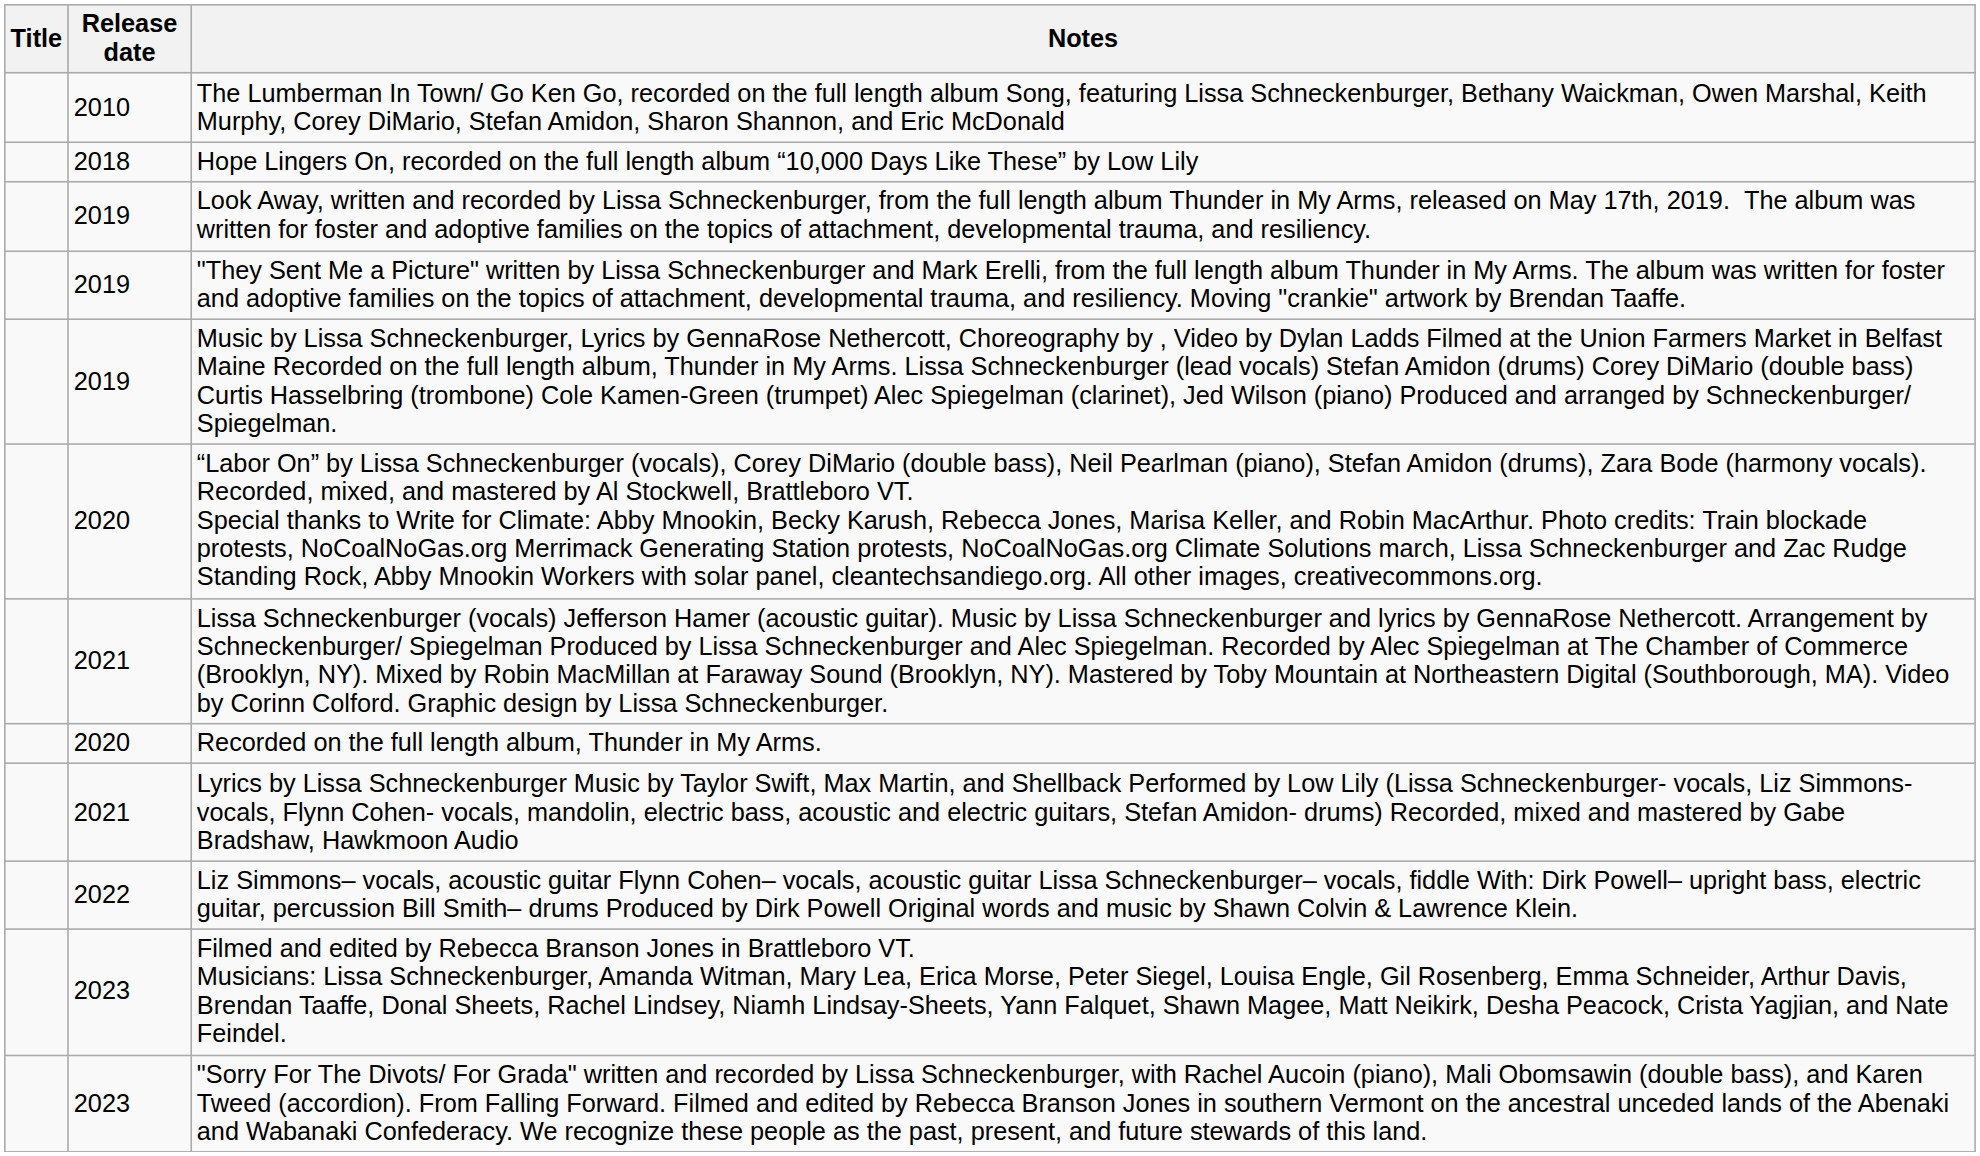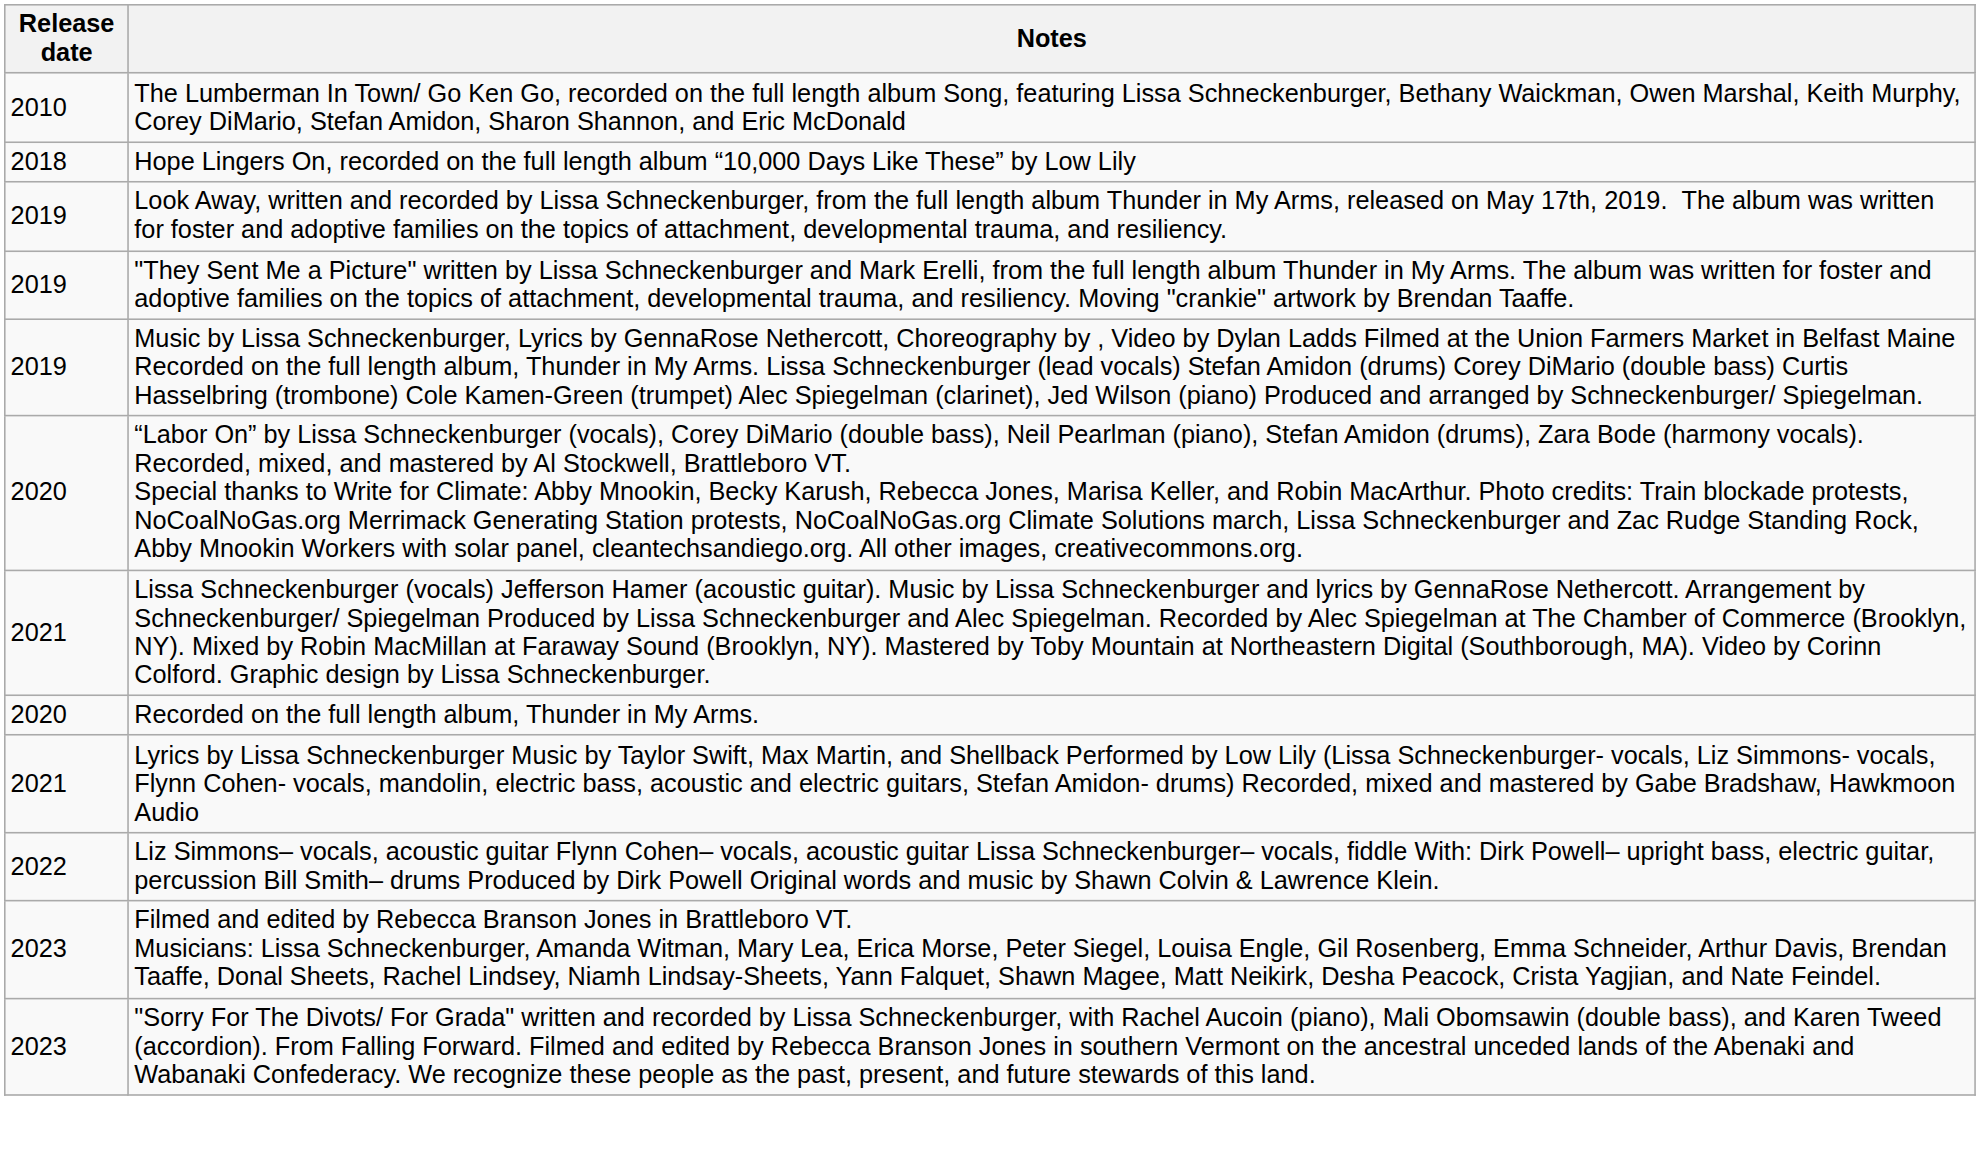- column: (36, 38)
